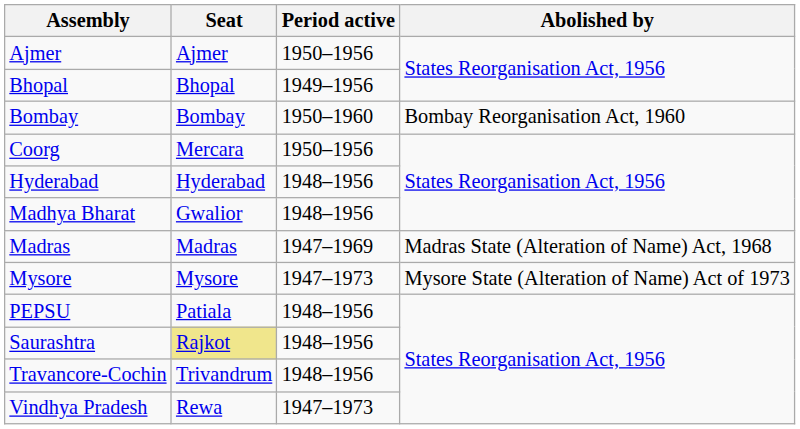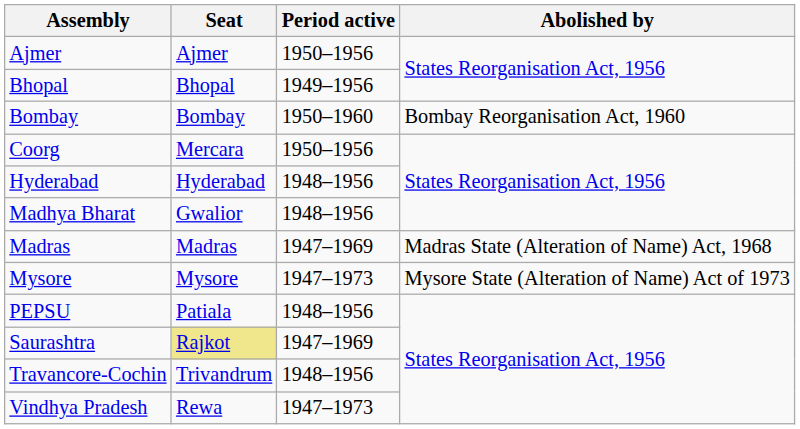(327, 342) 1948–1956 -> (327, 342) 1947–1969
